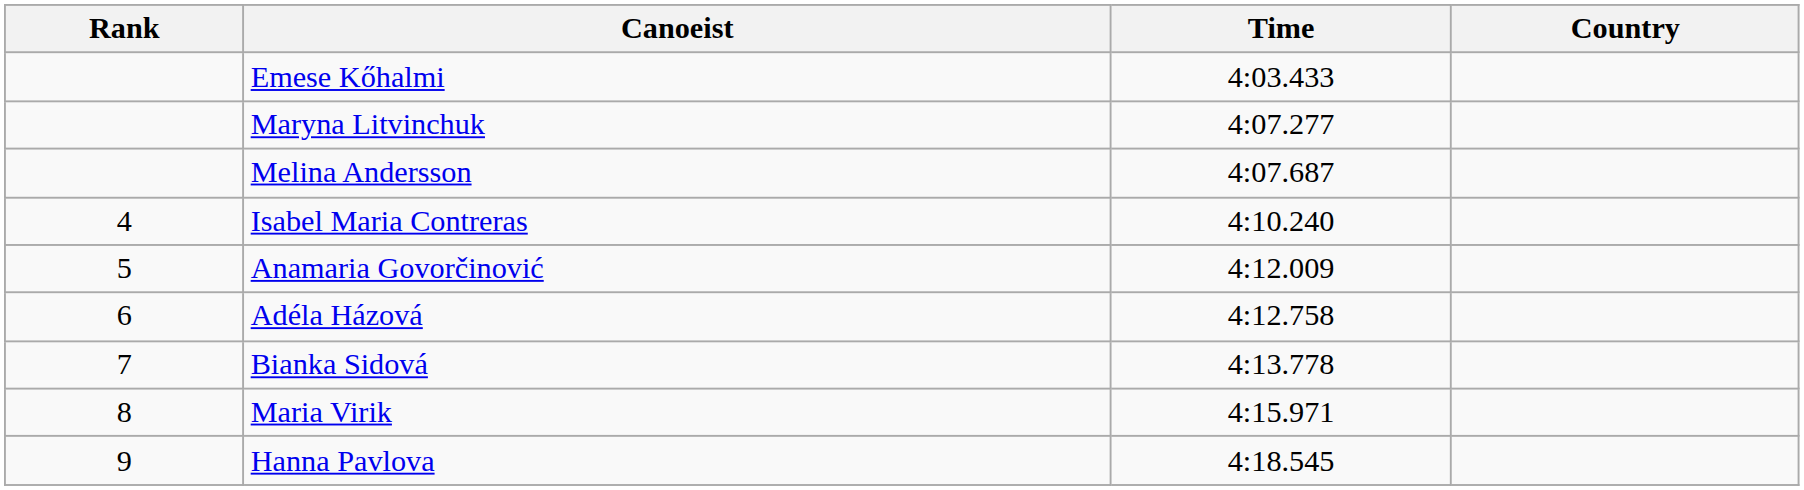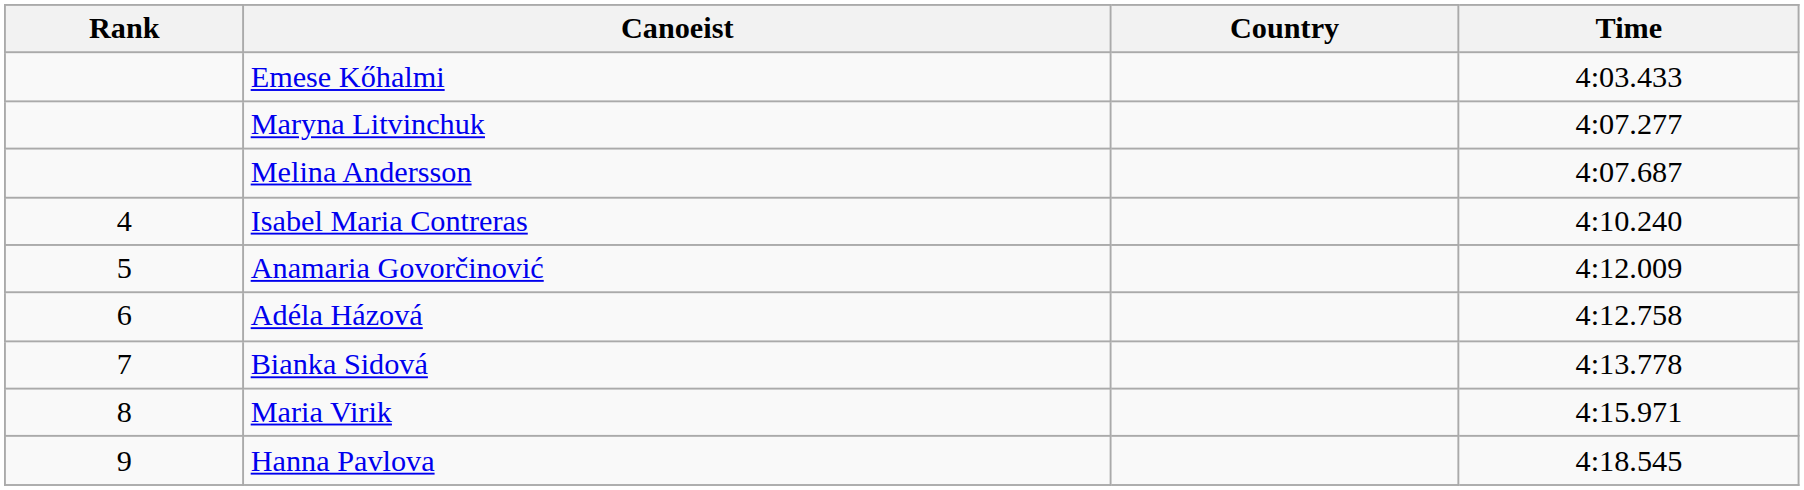columns swapped: (1625, 28) <-> (1281, 28)
